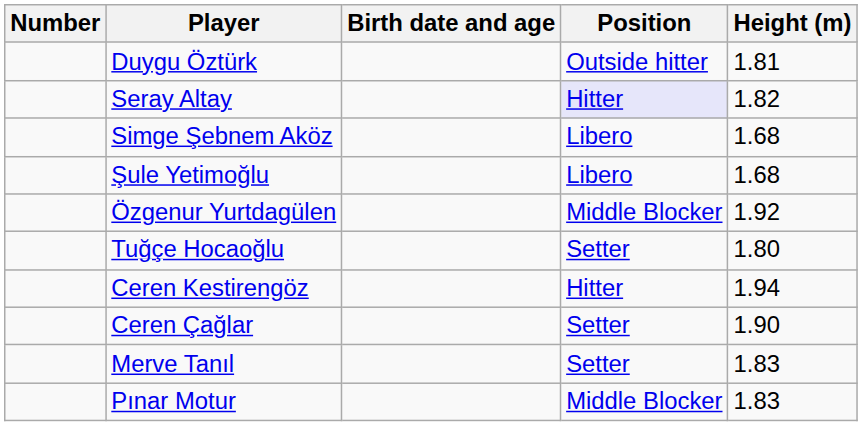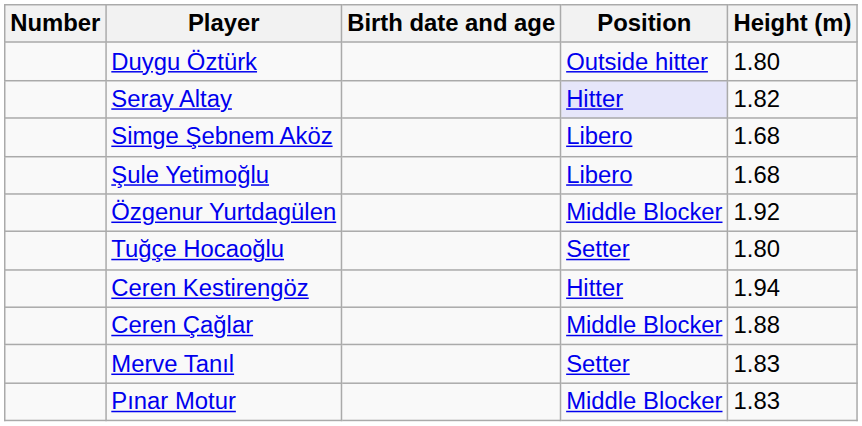(757, 61) 1.81 -> (757, 61) 1.80
(598, 325) Setter -> (644, 325) Middle Blocker
(757, 325) 1.90 -> (757, 325) 1.88
